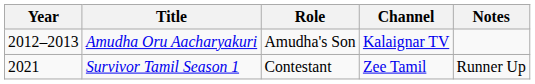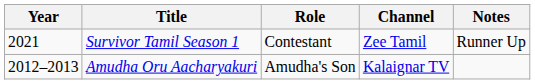rows swapped: (172, 41) <-> (162, 66)
